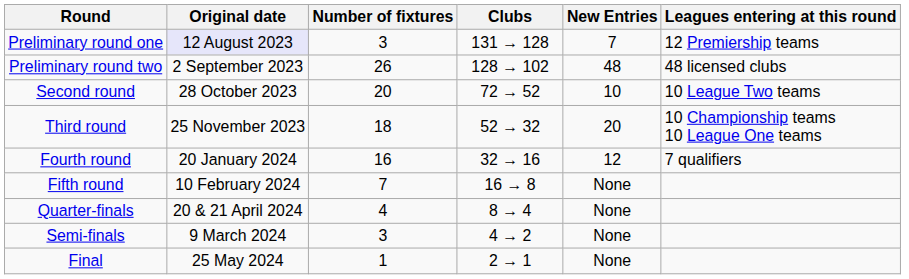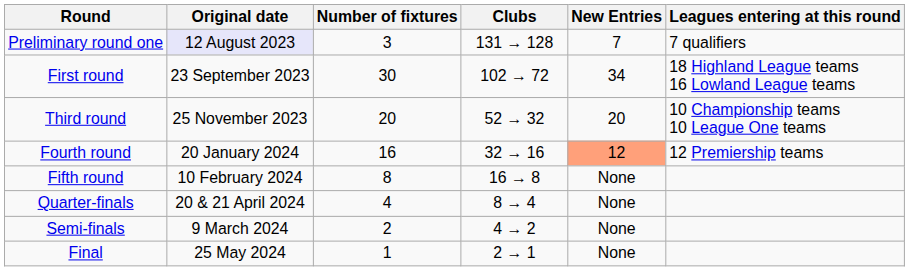(742, 42) 12 Premiership teams -> (708, 42) 7 qualifiers
- row: (86, 67)
+ row: (86, 76)
- row: (86, 92)
(383, 126) 18 -> (387, 119) 20
(612, 160) no background -> (617, 153) lightsalmon background
(703, 160) 7 qualifiers -> (746, 153) 12 Premiership teams
(383, 185) 7 -> (387, 178) 8
(383, 235) 3 -> (387, 228) 2
